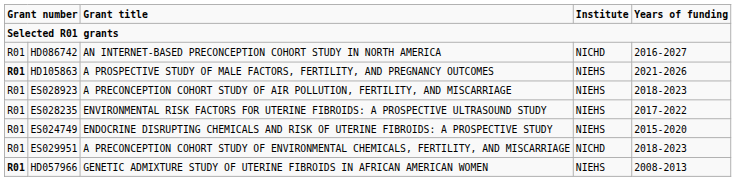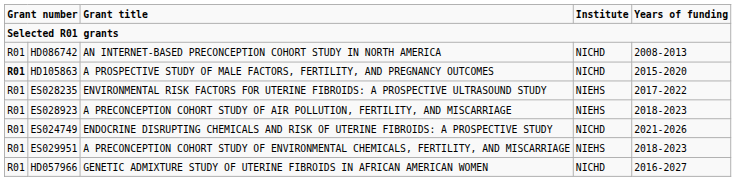(661, 53) 2016-2027 -> (661, 53) 2008-2013
(590, 72) NIEHS -> (590, 72) NICHD
(661, 72) 2021-2026 -> (661, 72) 2015-2020
rows swapped: (54, 91) <-> (54, 110)
(590, 129) NIEHS -> (590, 129) NICHD
(661, 129) 2015-2020 -> (661, 129) 2021-2026
(590, 148) NICHD -> (590, 148) NIEHS
(16, 167) bold -> (16, 167) normal
(590, 167) NIEHS -> (590, 167) NICHD
(661, 167) 2008-2013 -> (661, 167) 2016-2027
